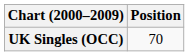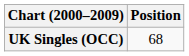(156, 39) 70 -> (156, 39) 68
